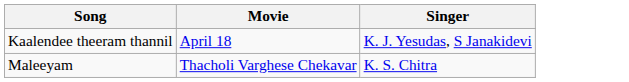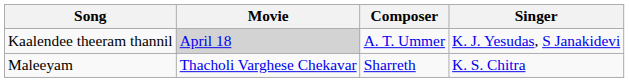+ column: (404, 16)
(206, 41) no background -> (206, 41) lightgrey background
